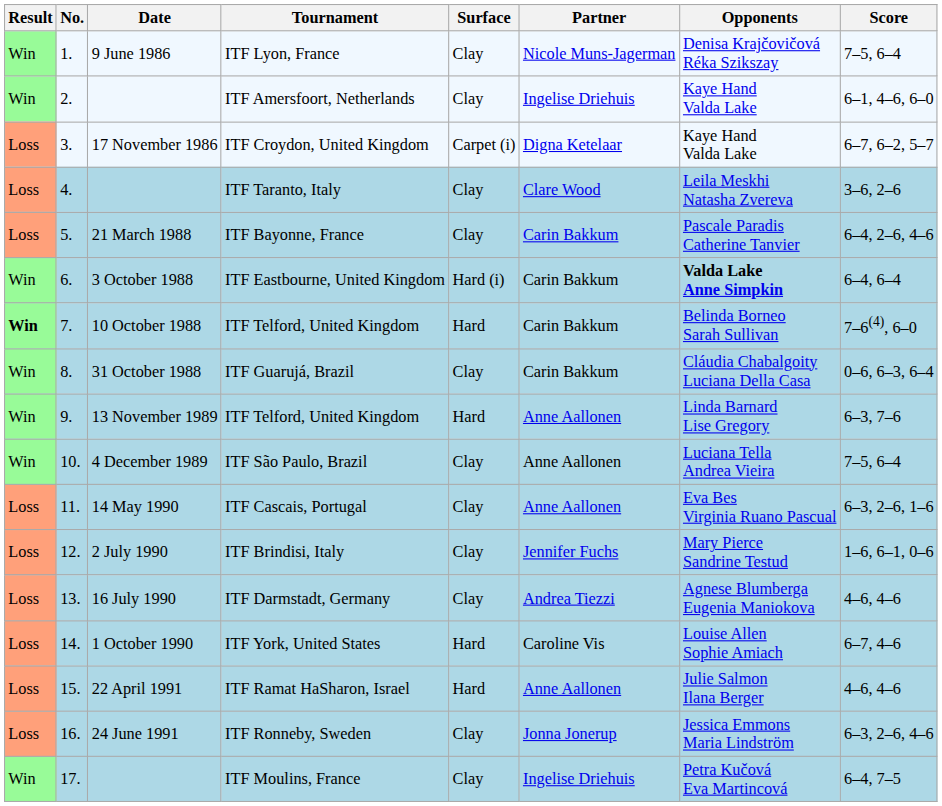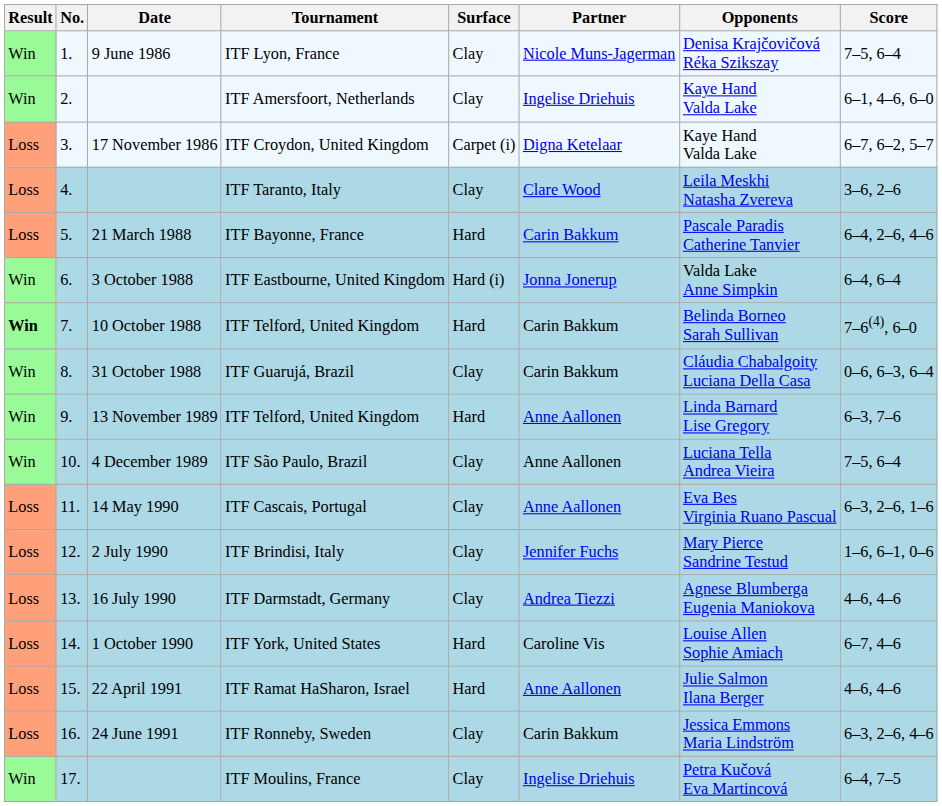(468, 234) Clay -> (469, 234) Hard
(571, 279) Carin Bakkum -> (570, 279) Jonna Jonerup
(733, 279) bold -> (730, 279) normal
(570, 733) Jonna Jonerup -> (571, 733) Carin Bakkum
